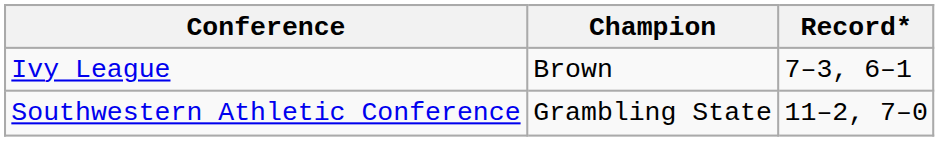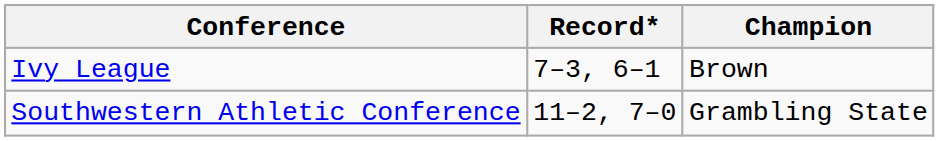columns swapped: (653, 27) <-> (856, 27)
